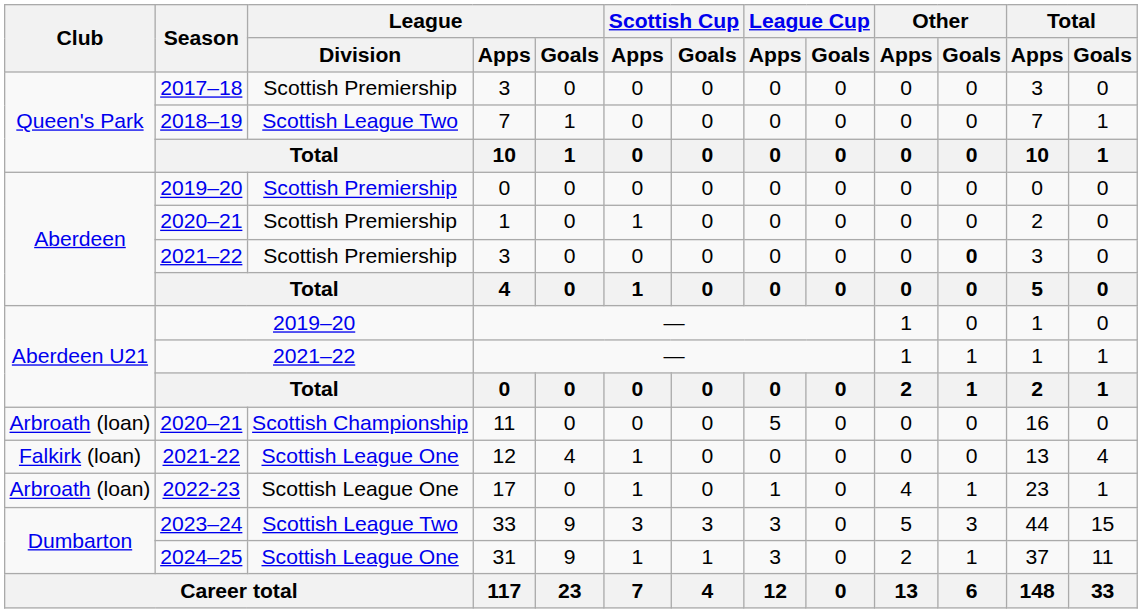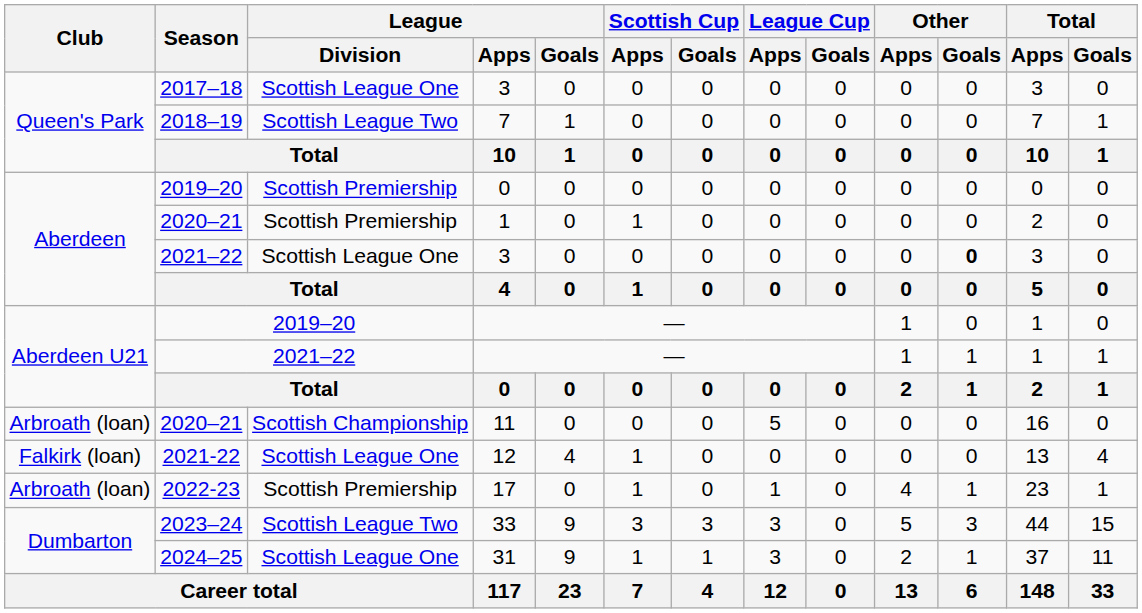(360, 88) Scottish Premiership -> (360, 88) Scottish League One
(360, 255) Scottish Premiership -> (360, 255) Scottish League One
(360, 490) Scottish League One -> (360, 490) Scottish Premiership
